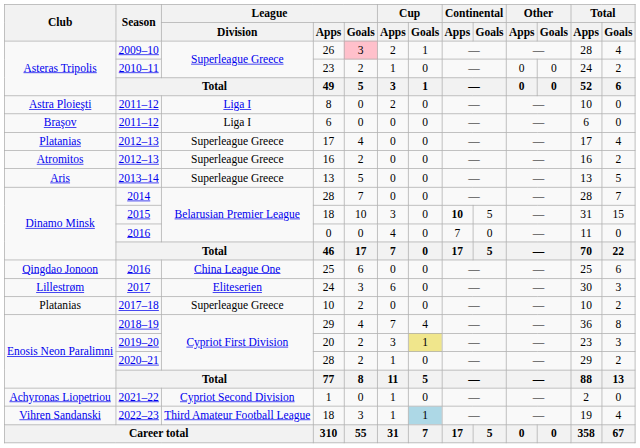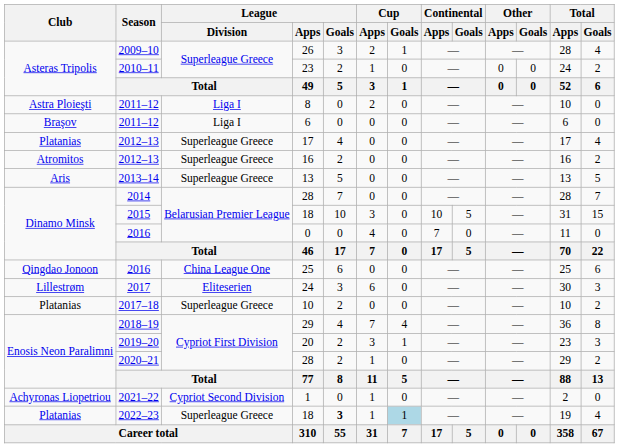(361, 50) pink background -> (340, 50) no background
(457, 214) bold -> (437, 214) normal
(425, 342) khaki background -> (404, 342) no background
(60, 415) Vihren Sandanski -> (60, 415) Platanias
(237, 415) Third Amateur Football League -> (227, 415) Superleague Greece
(361, 415) normal -> (340, 415) bold
